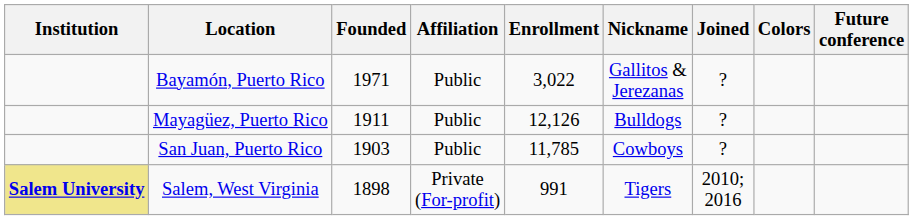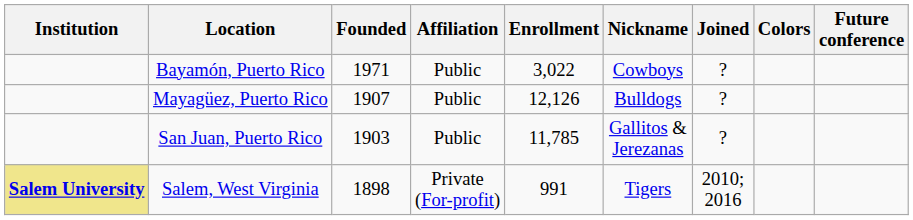(648, 79) Gallitos & Jerezanas -> (648, 69) Cowboys
(371, 119) 1911 -> (371, 98) 1907
(648, 149) Cowboys -> (648, 138) Gallitos & Jerezanas
